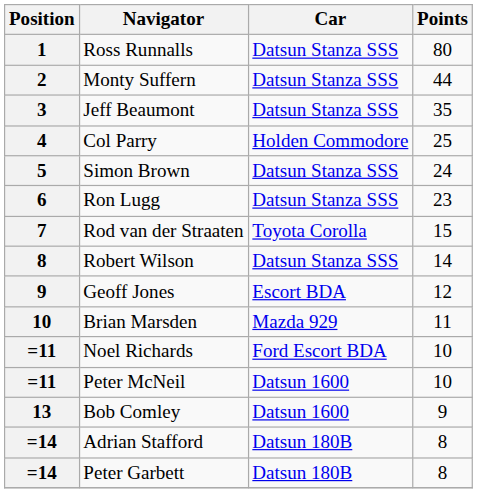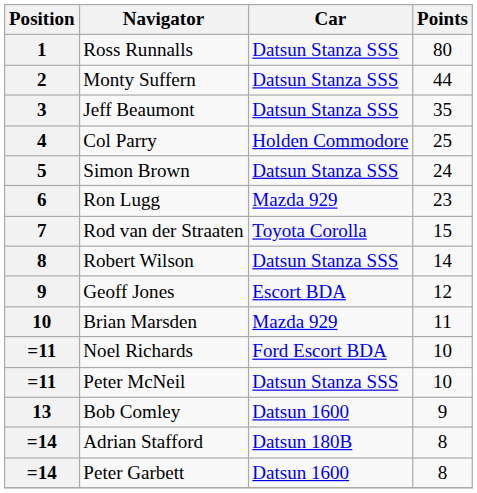(325, 200) Datsun Stanza SSS -> (295, 200) Mazda 929
(301, 381) Datsun 1600 -> (325, 381) Datsun Stanza SSS
(302, 472) Datsun 180B -> (301, 472) Datsun 1600
